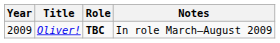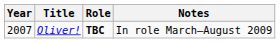(19, 30) 2009 -> (19, 30) 2007
